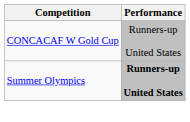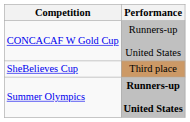+ row: (42, 69)
